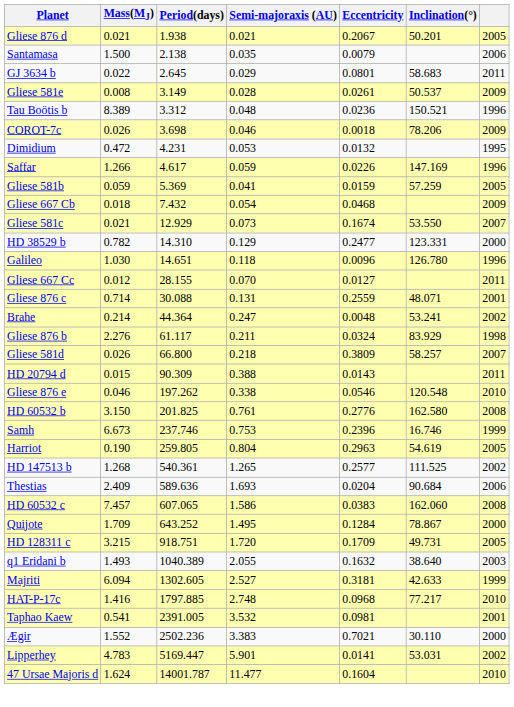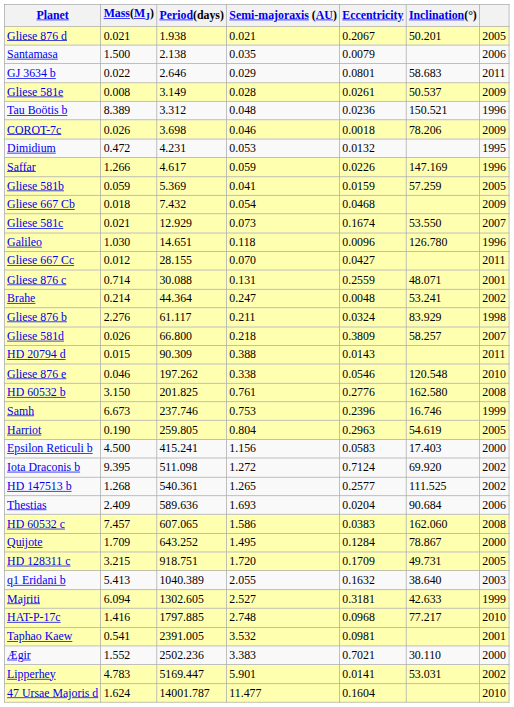(173, 73) 2.645 -> (173, 73) 2.646
- row: (36, 242)
(359, 279) 0.0127 -> (359, 261) 0.0427
+ row: (50, 448)
+ row: (44, 467)
(117, 561) 1.493 -> (117, 580) 5.413
